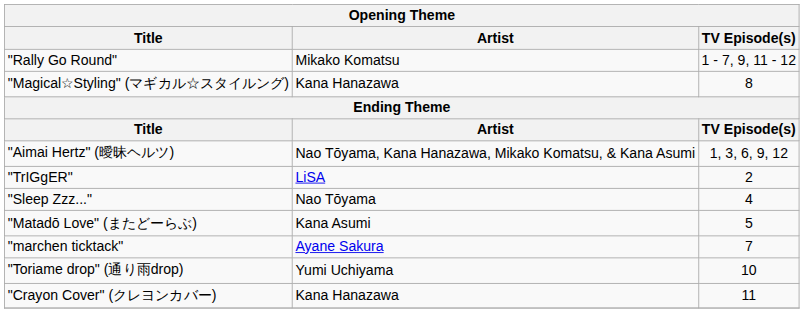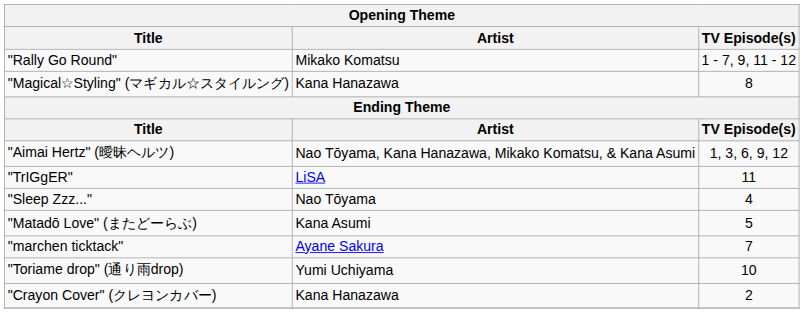(749, 177) 2 -> (749, 177) 11
(749, 295) 11 -> (749, 295) 2
